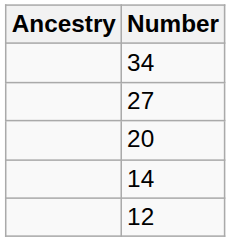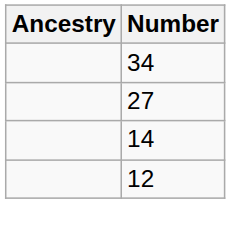- row: (141, 139)
